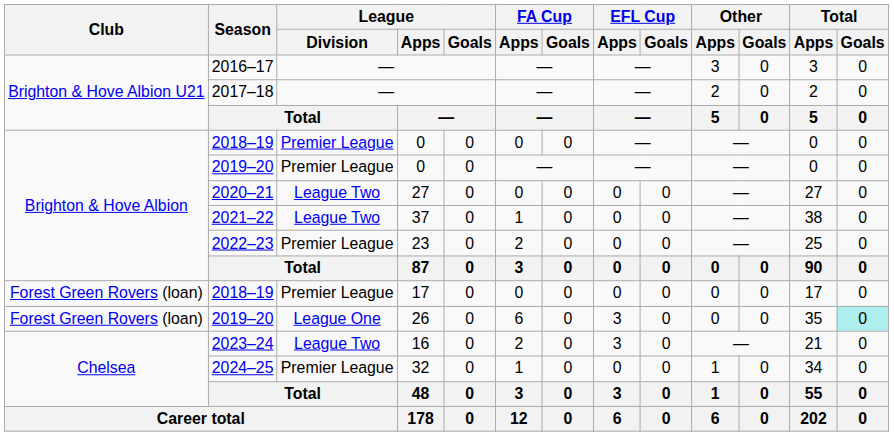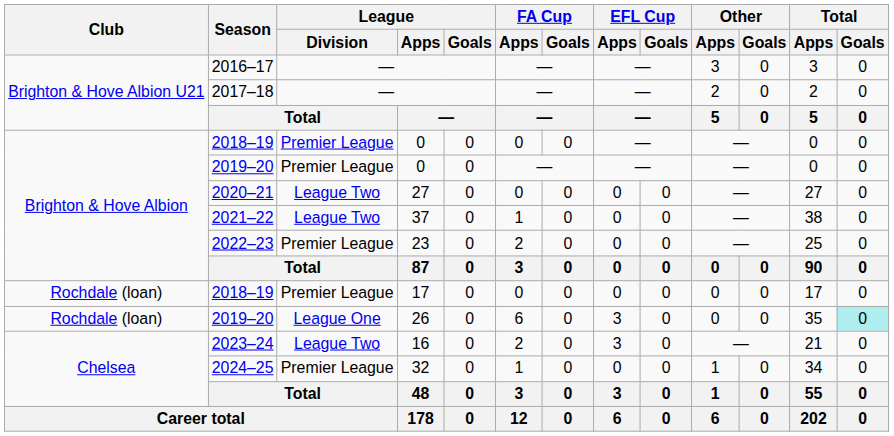(106, 293) Forest Green Rovers (loan) -> (106, 293) Rochdale (loan)
(106, 318) Forest Green Rovers (loan) -> (106, 318) Rochdale (loan)
